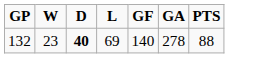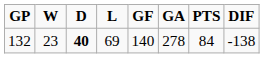+ column: (241, 16)
(206, 40) 88 -> (206, 40) 84
